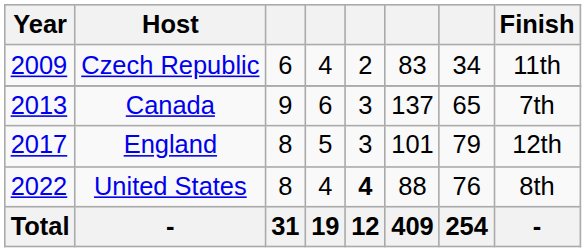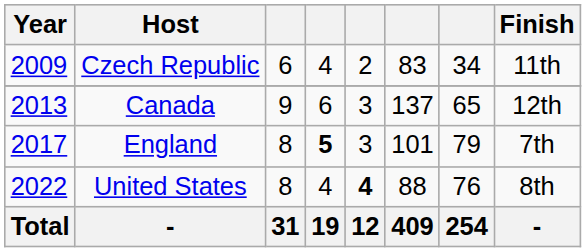(537, 105) 7th -> (537, 105) 12th
(325, 145) normal -> (325, 145) bold
(537, 145) 12th -> (537, 145) 7th
